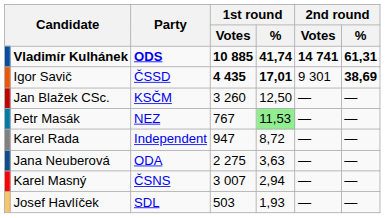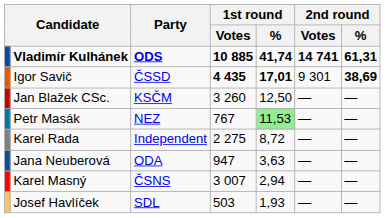(224, 139) 947 -> (229, 139) 2 275
(229, 160) 2 275 -> (224, 160) 947
